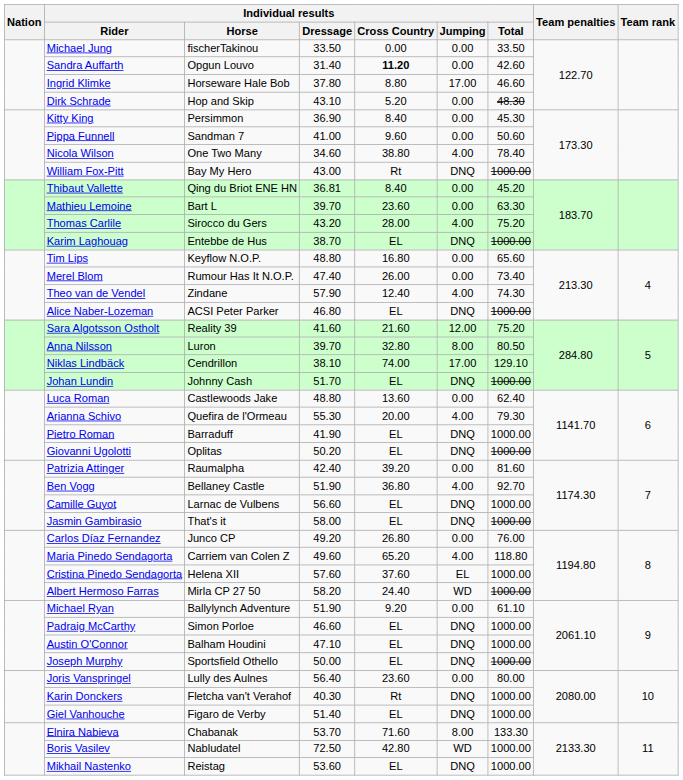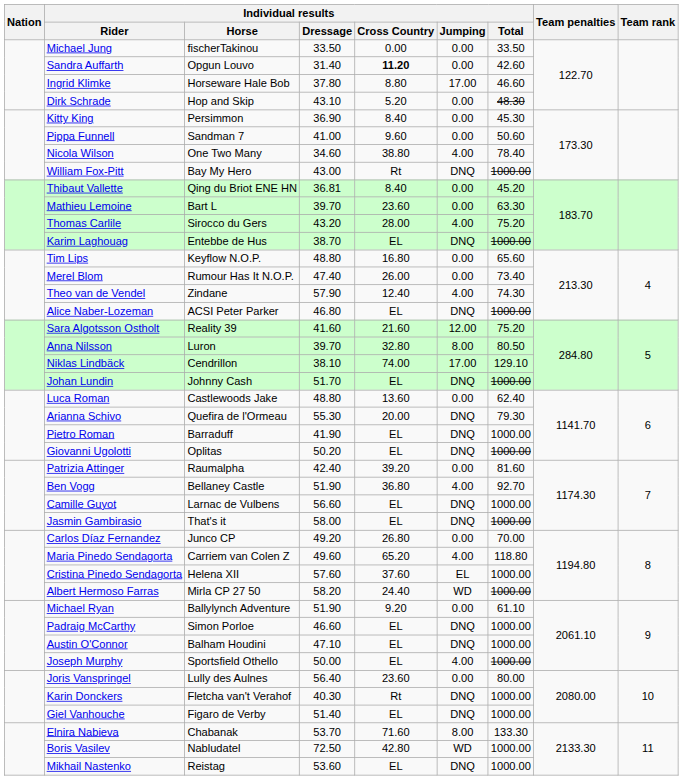(463, 416) 4.00 -> (463, 416) DNQ
(511, 539) 76.00 -> (511, 539) 70.00
(463, 662) DNQ -> (463, 662) 4.00
